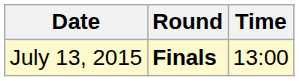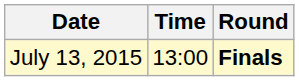columns swapped: (261, 22) <-> (188, 22)
